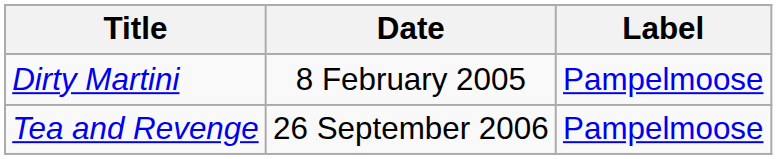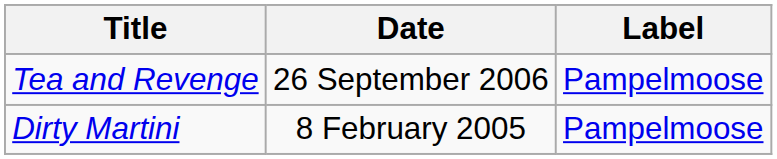rows swapped: (96, 79) <-> (135, 128)
